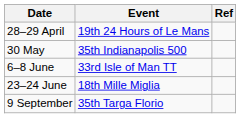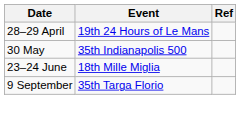- row: (31, 67)
